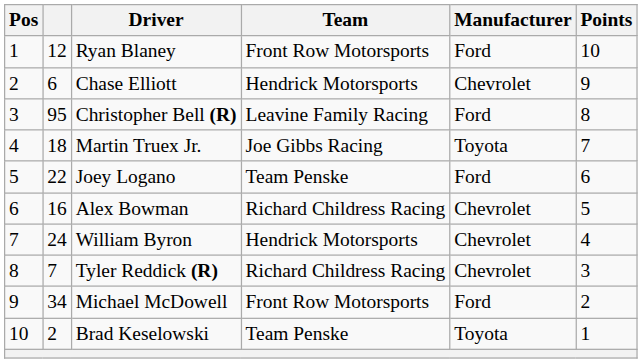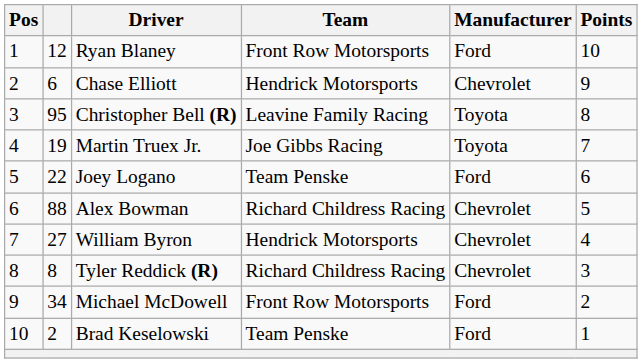(473, 113) Ford -> (481, 113) Toyota
(57, 145) 18 -> (57, 145) 19
(57, 207) 16 -> (57, 207) 88
(57, 238) 24 -> (57, 238) 27
(52, 270) 7 -> (52, 270) 8
(481, 332) Toyota -> (473, 332) Ford
